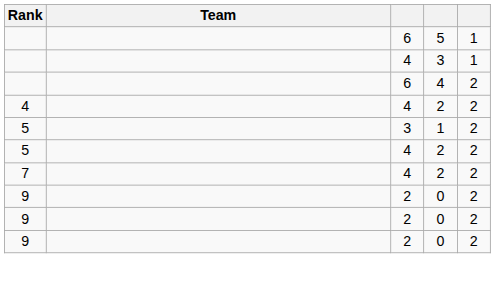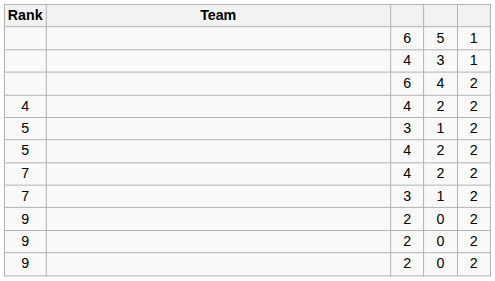+ row: (25, 196)
